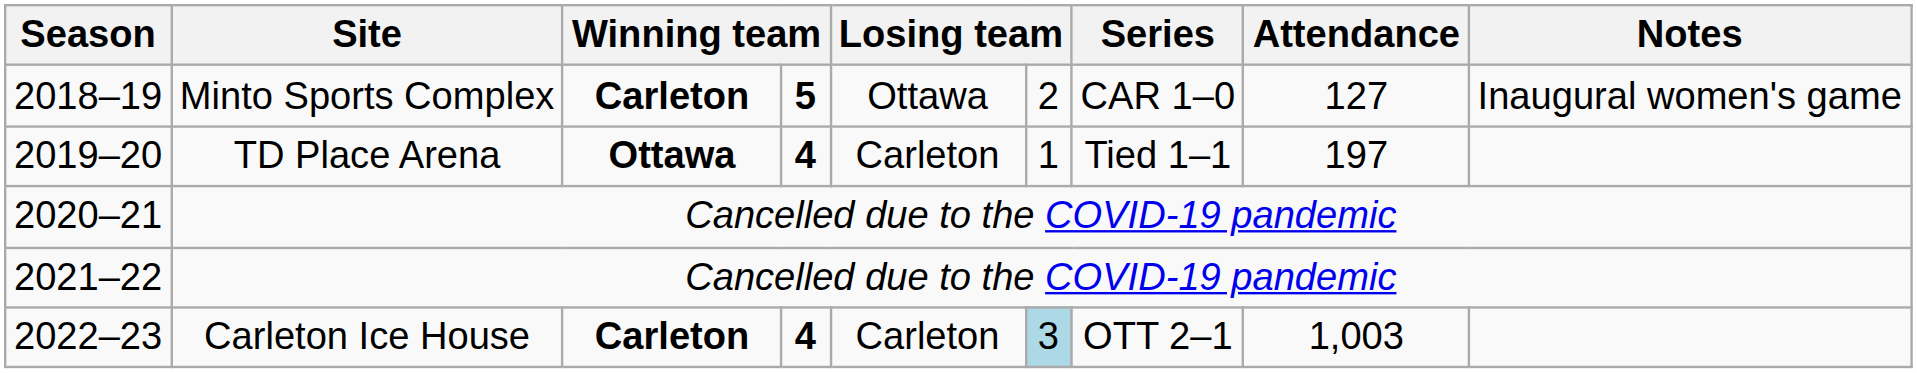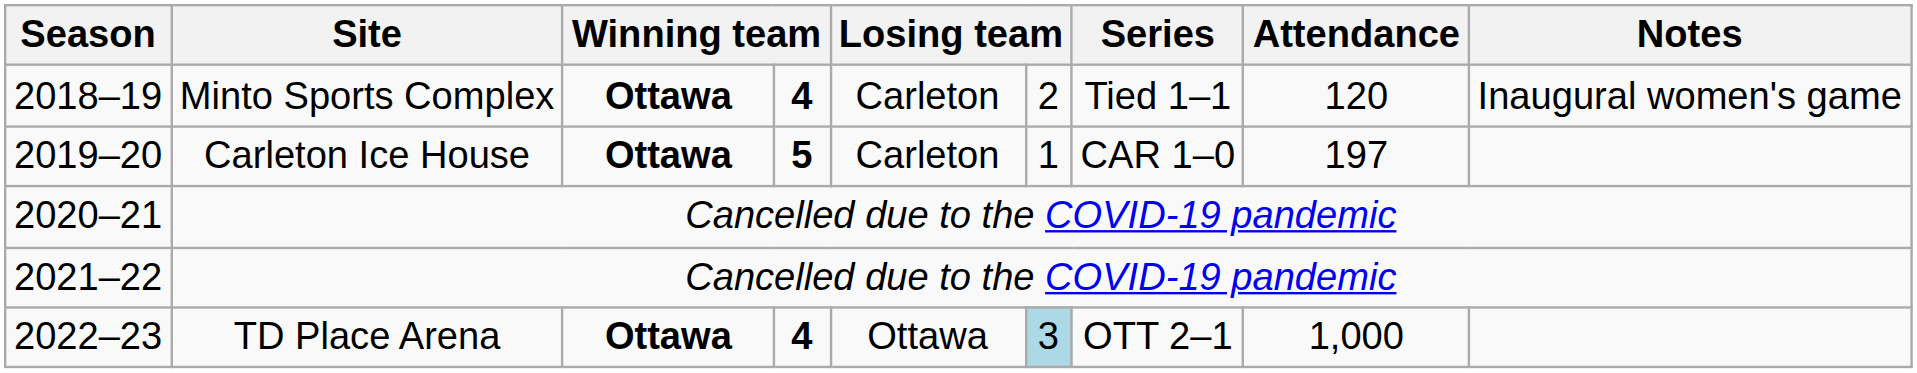(672, 95) Carleton -> (668, 95) Ottawa
(805, 95) 5 -> (802, 95) 4
(928, 95) Ottawa -> (927, 95) Carleton
(1158, 95) CAR 1–0 -> (1158, 95) Tied 1–1
(1356, 95) 127 -> (1356, 95) 120
(367, 155) TD Place Arena -> (367, 155) Carleton Ice House
(805, 155) 4 -> (802, 155) 5
(1158, 155) Tied 1–1 -> (1158, 155) CAR 1–0
(367, 336) Carleton Ice House -> (367, 336) TD Place Arena
(672, 336) Carleton -> (668, 336) Ottawa
(927, 336) Carleton -> (928, 336) Ottawa
(1356, 336) 1,003 -> (1356, 336) 1,000
